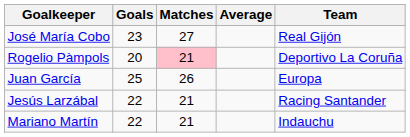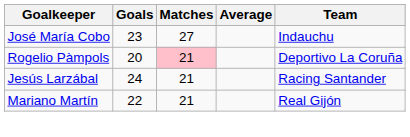(310, 36) Real Gijón -> (306, 36) Indauchu
- row: (44, 79)
(135, 100) 22 -> (135, 79) 24
(306, 121) Indauchu -> (310, 100) Real Gijón
